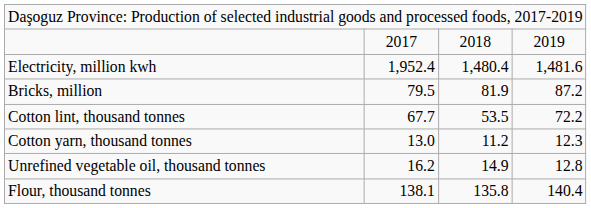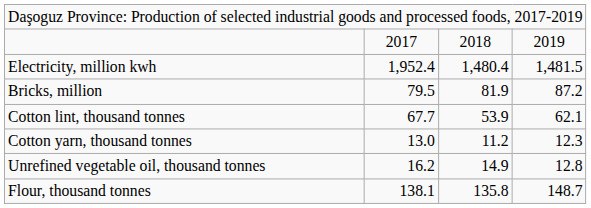(559, 66) 1,481.6 -> (559, 66) 1,481.5
(495, 116) 53.5 -> (495, 116) 53.9
(569, 116) 72.2 -> (569, 116) 62.1
(565, 191) 140.4 -> (565, 191) 148.7
